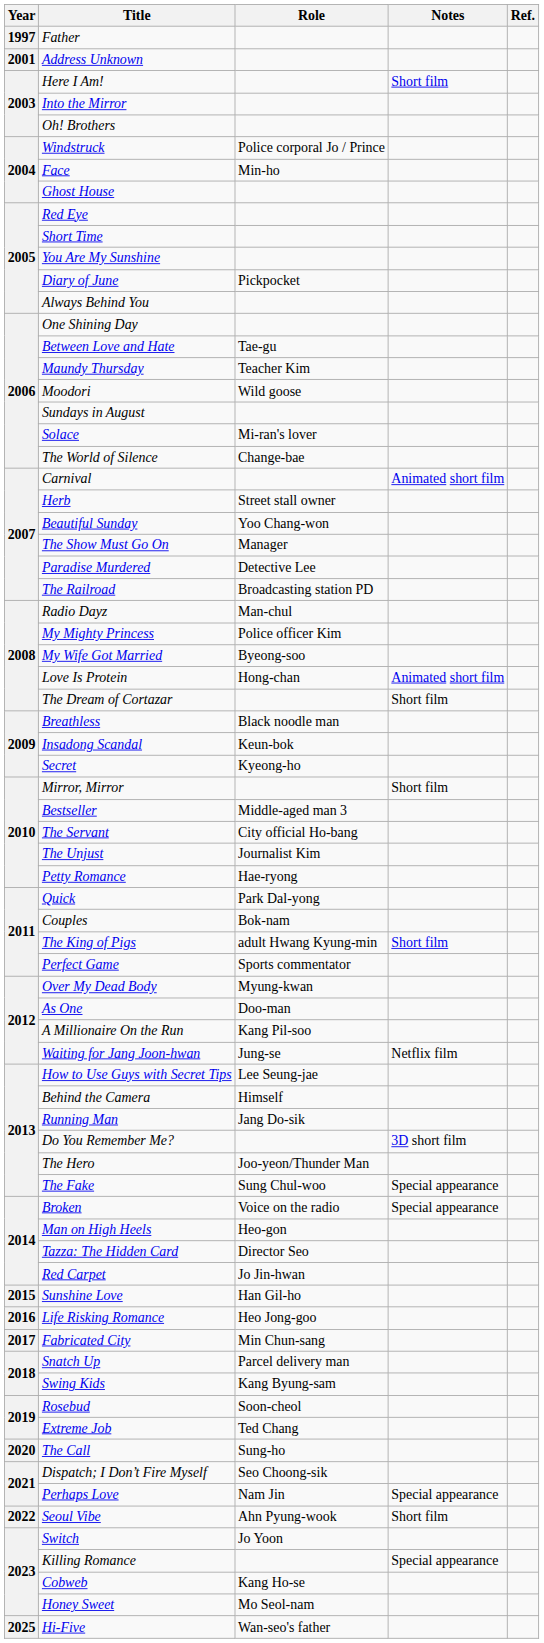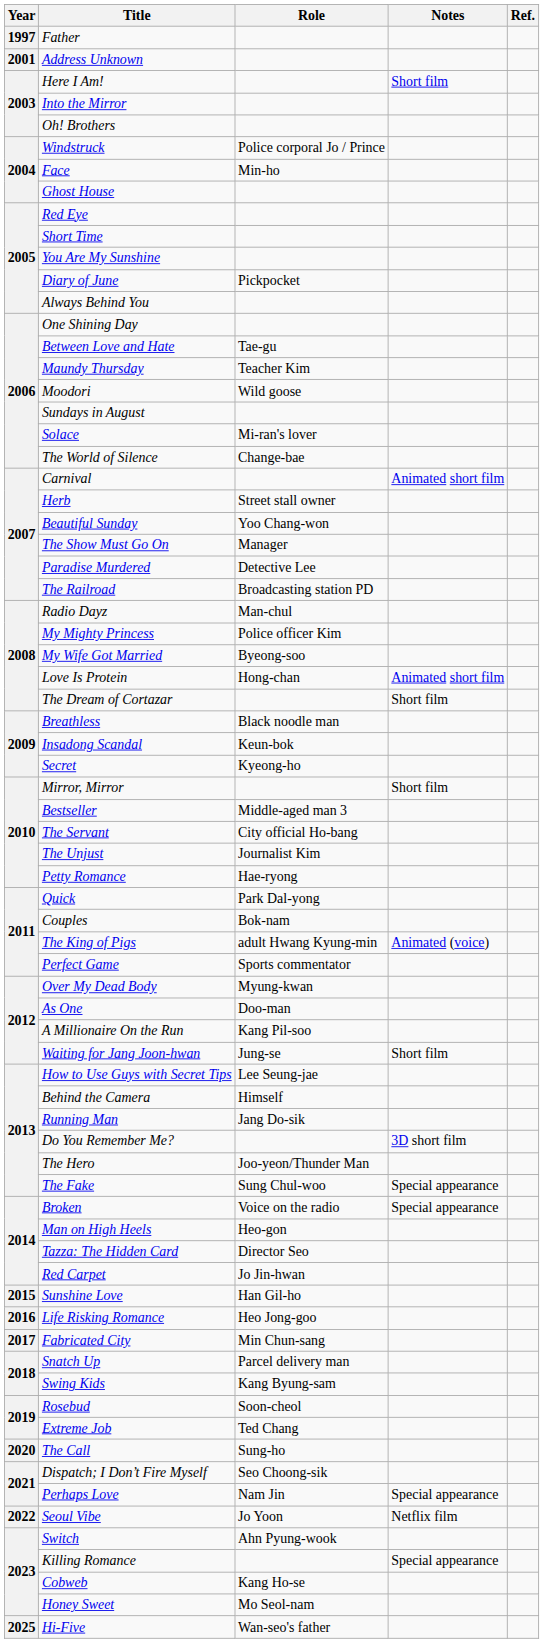(420, 942) Short film -> (440, 942) Animated (voice)
(424, 1053) Netflix film -> (420, 1053) Short film
(287, 1516) Ahn Pyung-wook -> (260, 1516) Jo Yoon
(420, 1516) Short film -> (424, 1516) Netflix film
(260, 1538) Jo Yoon -> (287, 1538) Ahn Pyung-wook
